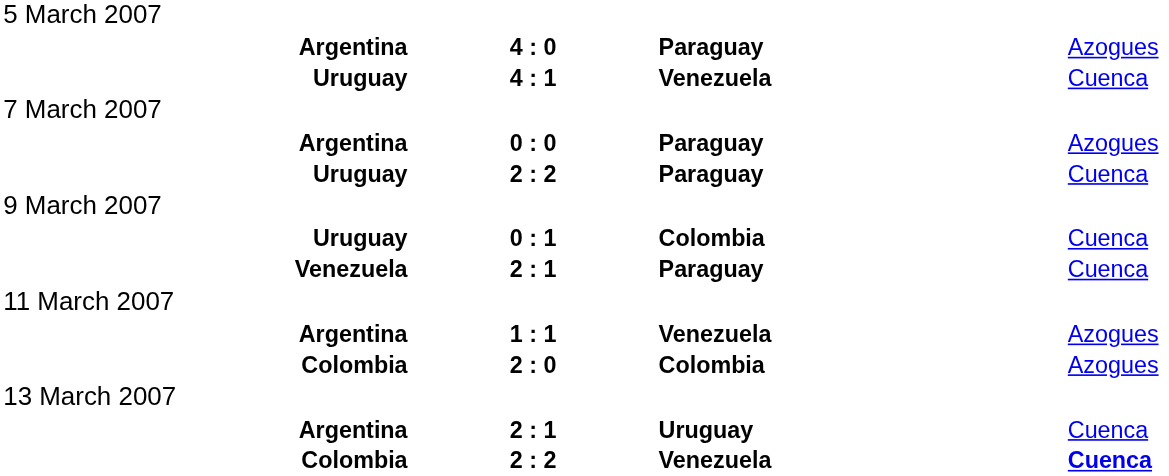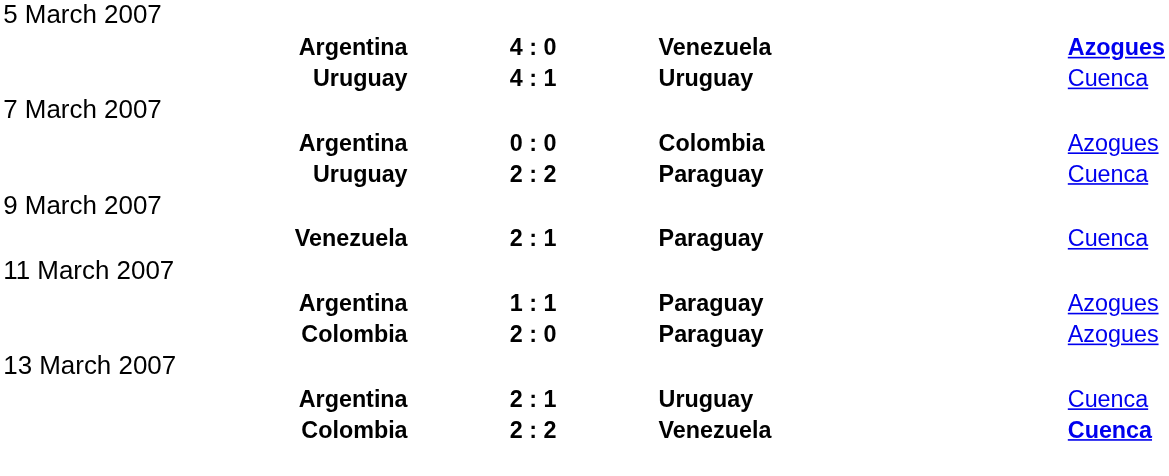(711, 47) Paraguay -> (715, 47) Venezuela
(1113, 47) normal -> (1116, 47) bold
(715, 78) Venezuela -> (706, 78) Uruguay
(711, 143) Paraguay -> (712, 143) Colombia
- row: (360, 238)
(715, 334) Venezuela -> (711, 303) Paraguay
(712, 365) Colombia -> (711, 334) Paraguay
